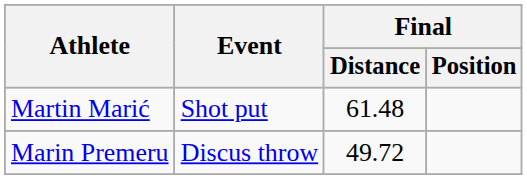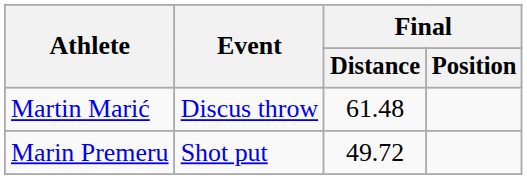(224, 109) Shot put -> (249, 109) Discus throw
(249, 152) Discus throw -> (224, 152) Shot put
